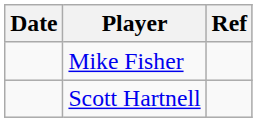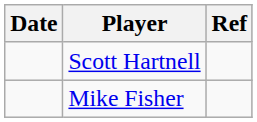rows swapped: (126, 60) <-> (135, 98)
